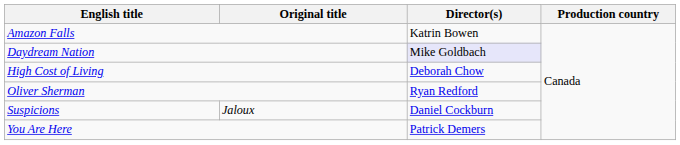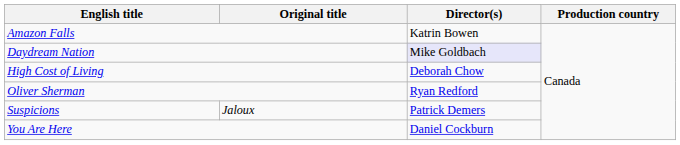(452, 110) Daniel Cockburn -> (447, 110) Patrick Demers
(447, 129) Patrick Demers -> (452, 129) Daniel Cockburn
